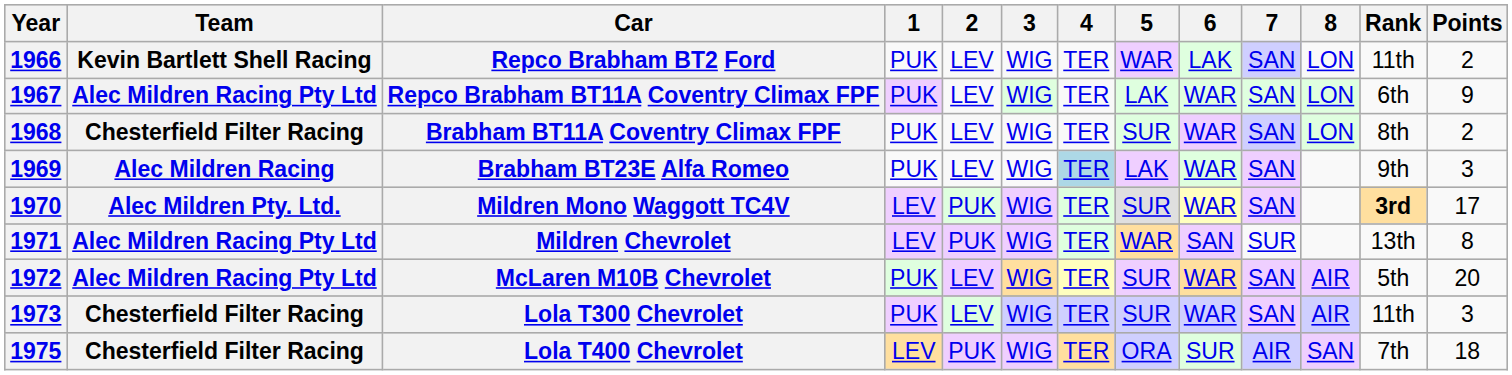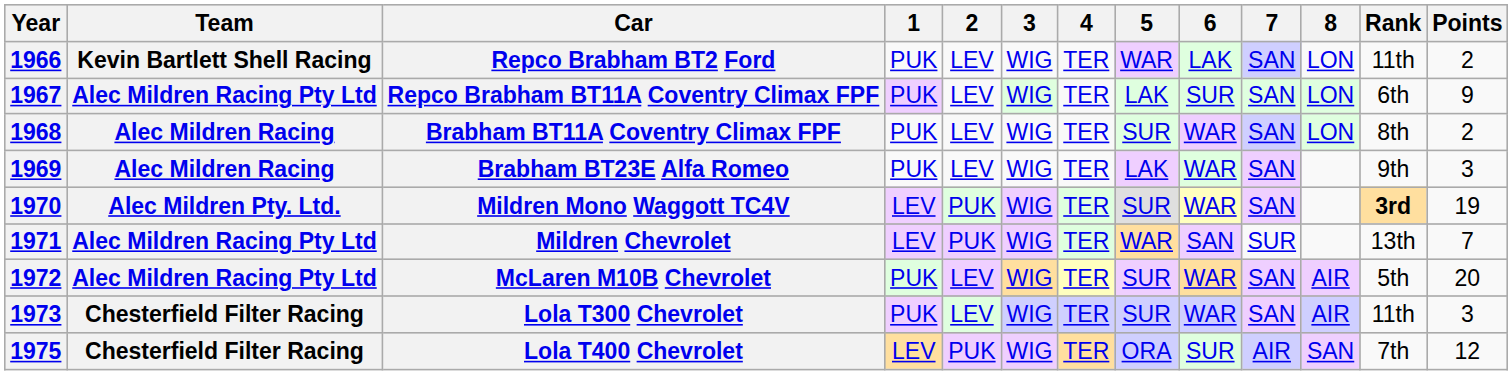(1210, 96) WAR -> (1210, 96) SUR
(224, 133) Chesterfield Filter Racing -> (224, 133) Alec Mildren Racing
(1086, 169) lightblue background -> (1086, 169) no background
(1467, 205) 17 -> (1467, 205) 19
(1467, 242) 8 -> (1467, 242) 7
(1467, 351) 18 -> (1467, 351) 12
